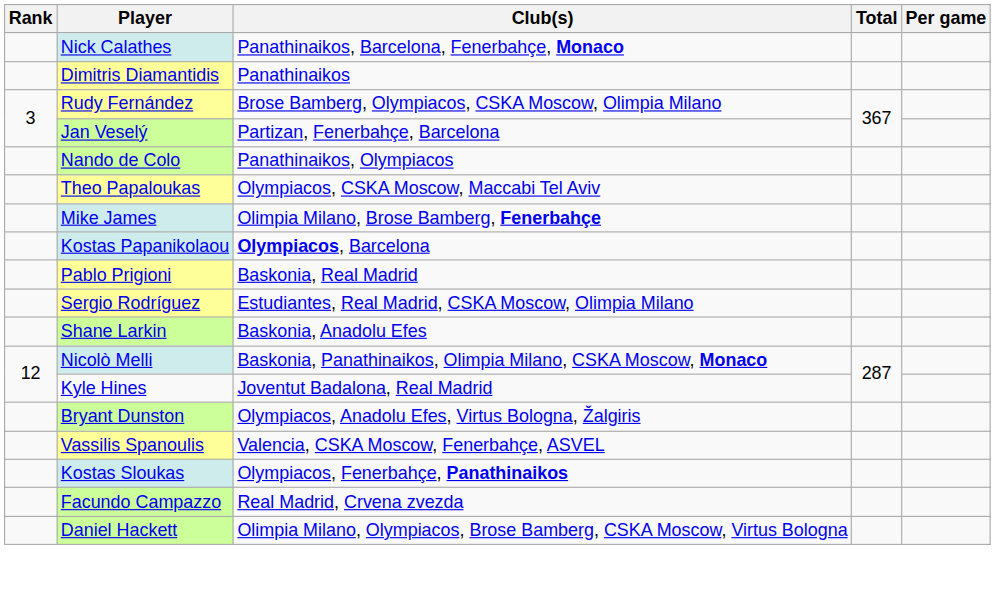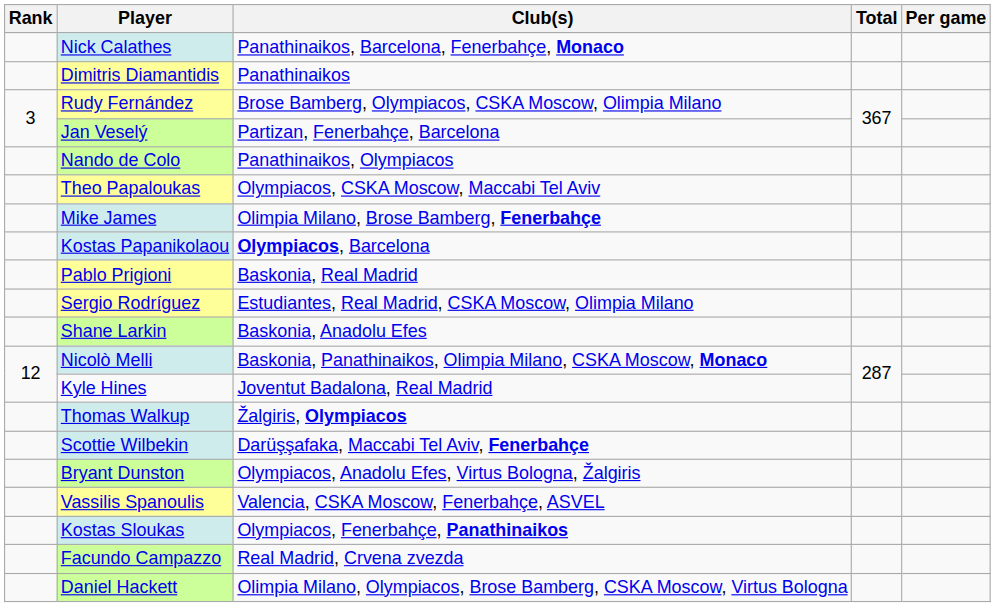+ row: (125, 416)
+ row: (125, 445)
